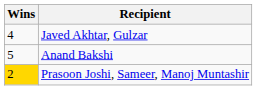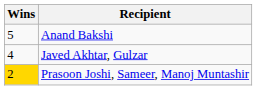rows swapped: (77, 54) <-> (94, 34)
